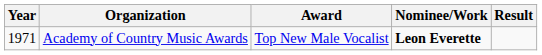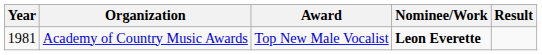(22, 38) 1971 -> (22, 38) 1981
